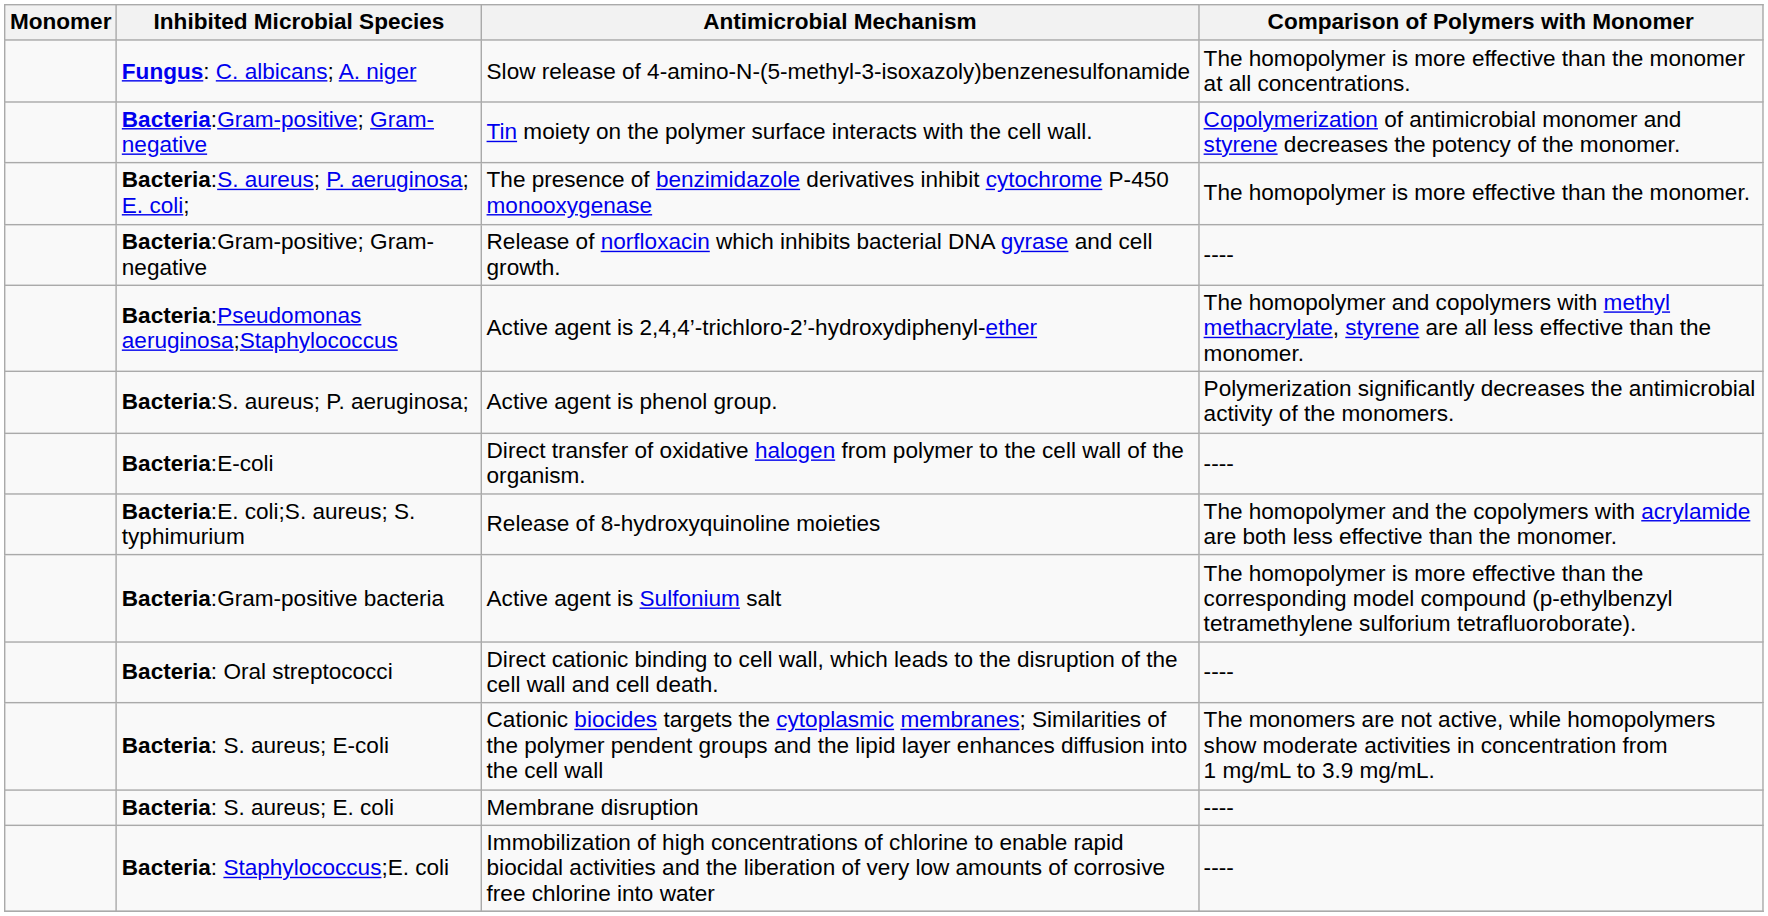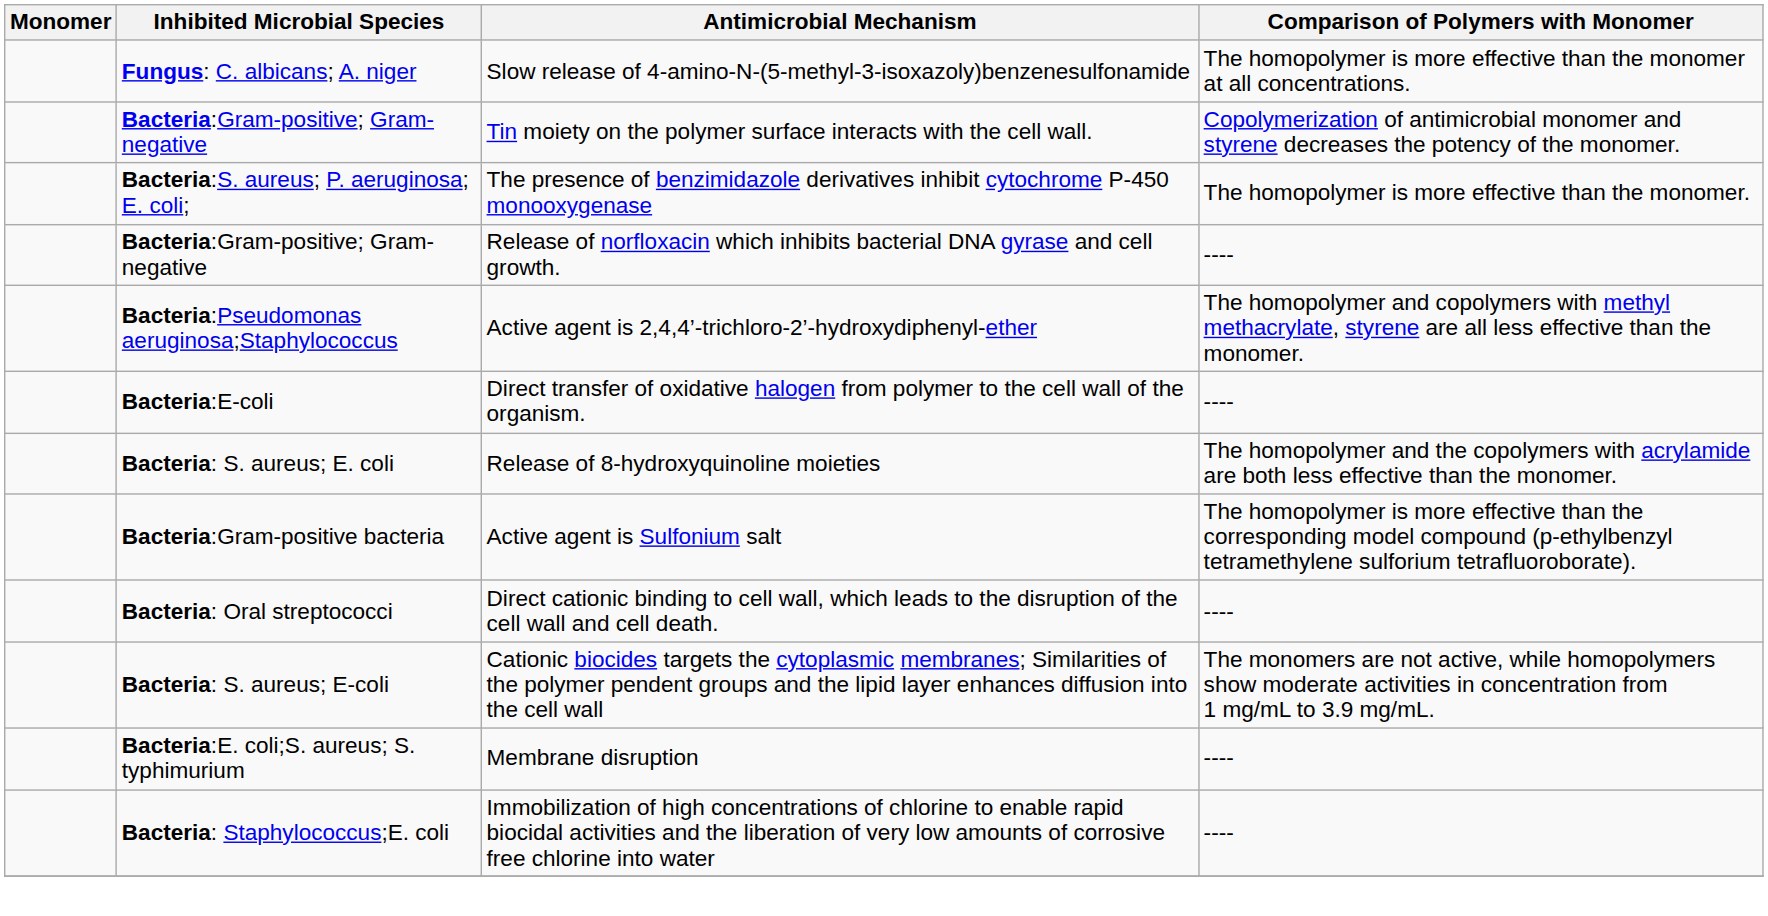- row: (632, 402)
(269, 524) Bacteria:E. coli;S. aureus; S. typhimurium -> (258, 463) Bacteria: S. aureus; E. coli
(258, 807) Bacteria: S. aureus; E. coli -> (269, 758) Bacteria:E. coli;S. aureus; S. typhimurium
